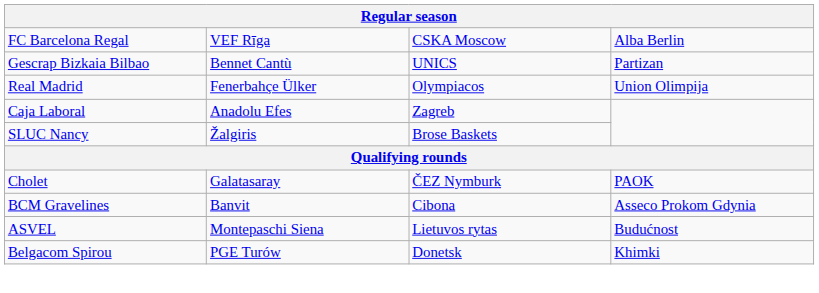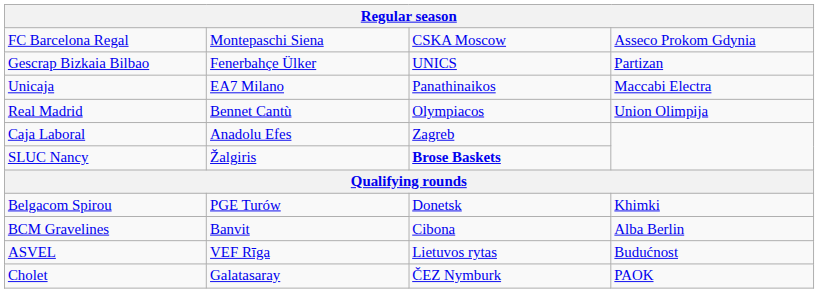(240, 39) VEF Rīga -> (267, 39) Montepaschi Siena
(649, 39) Alba Berlin -> (685, 39) Asseco Prokom Gdynia
(251, 63) Bennet Cantù -> (263, 63) Fenerbahçe Ülker
+ row: (31, 87)
(263, 87) Fenerbahçe Ülker -> (251, 110) Bennet Cantù
(455, 134) normal -> (457, 157) bold
rows swapped: (28, 181) <-> (60, 252)
(685, 205) Asseco Prokom Gdynia -> (649, 228) Alba Berlin
(267, 228) Montepaschi Siena -> (240, 252) VEF Rīga
